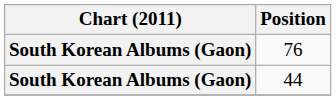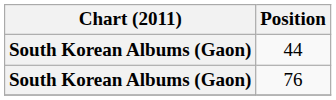rows swapped: (293, 49) <-> (293, 79)
